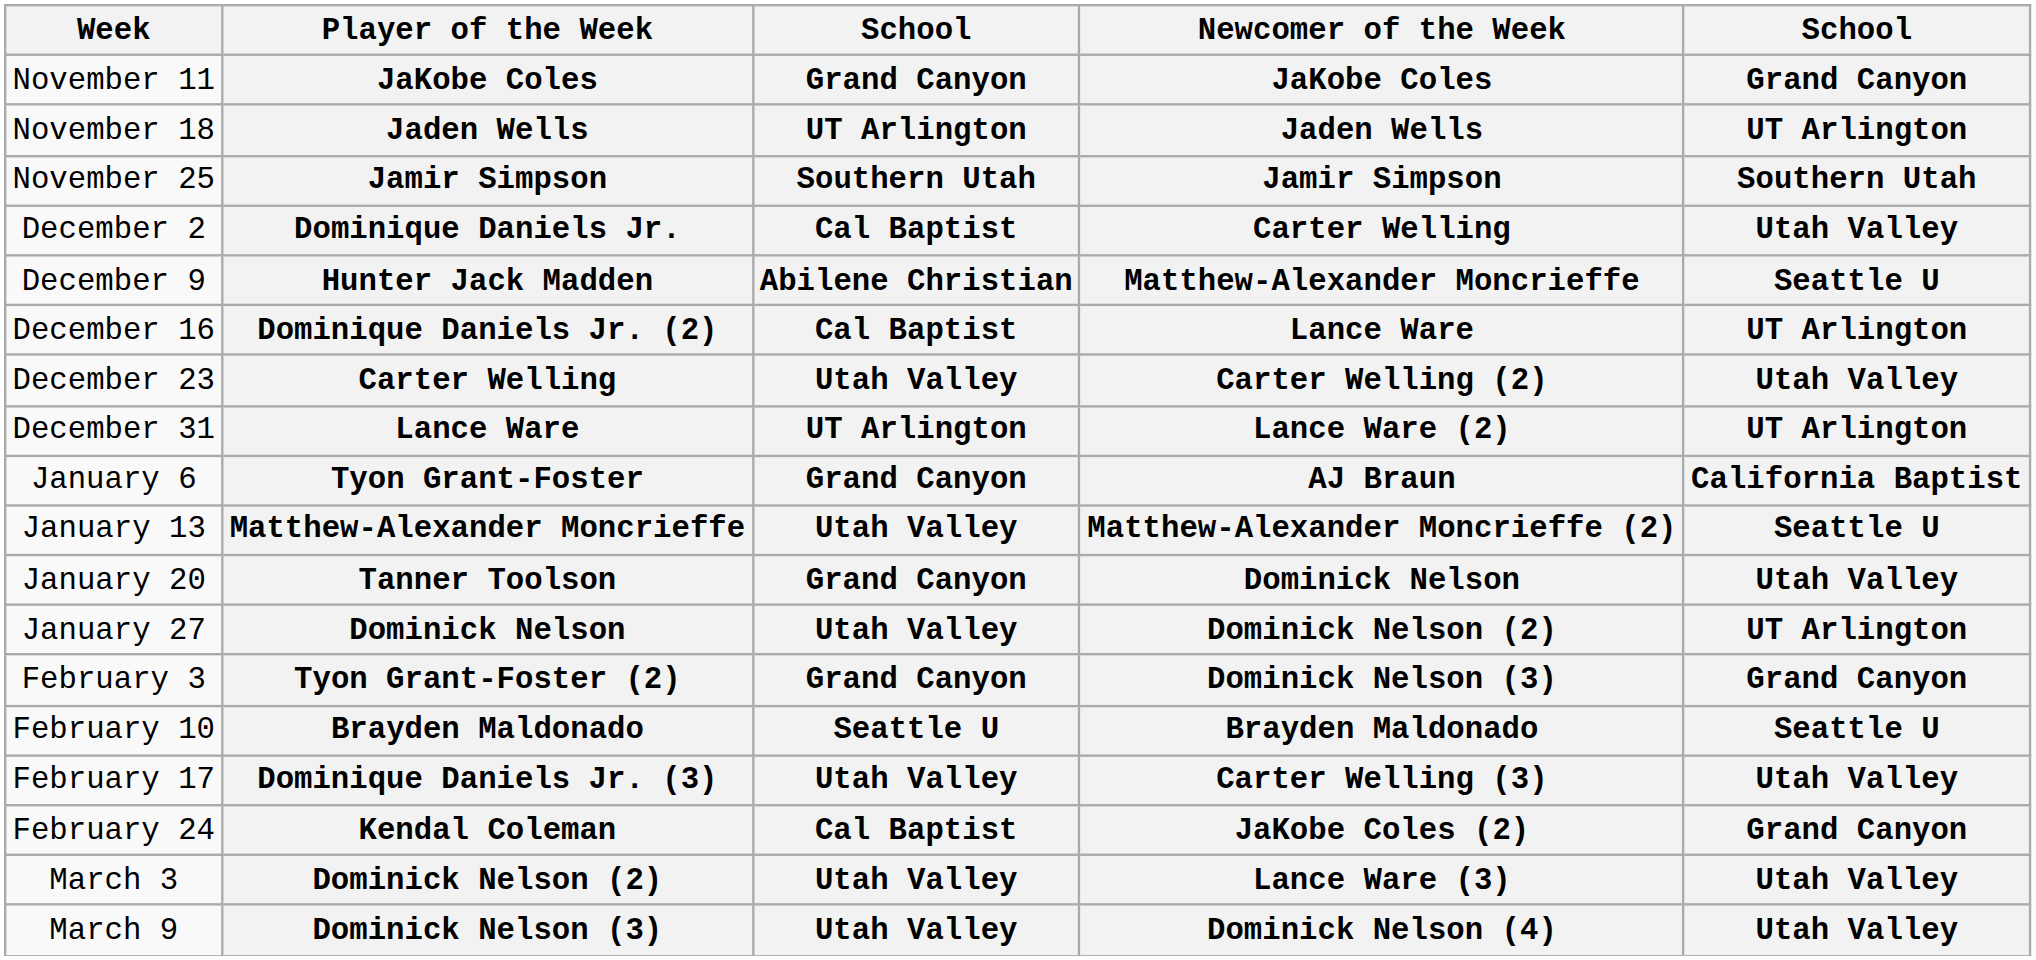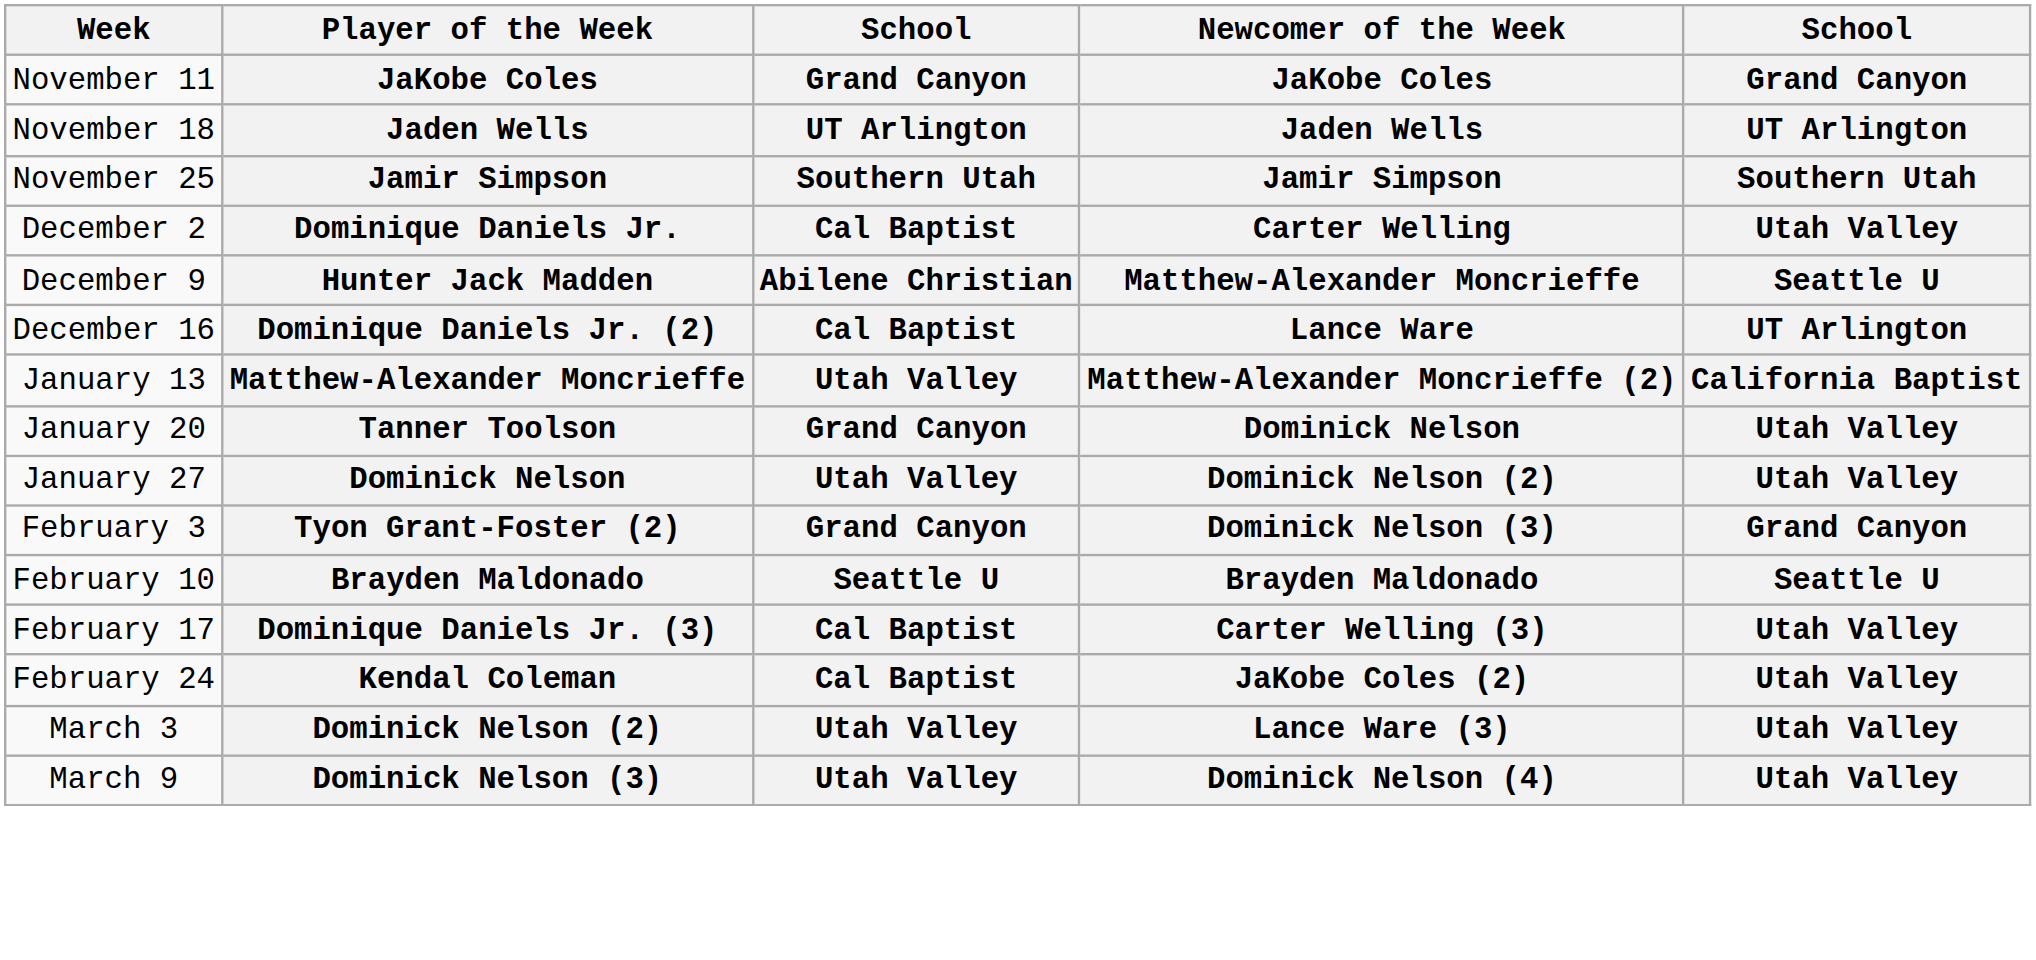- row: (114, 380)
- row: (114, 430)
- row: (114, 480)
(1857, 530) Seattle U -> (1857, 380) California Baptist
(1857, 630) UT Arlington -> (1857, 480) Utah Valley
(916, 780) Utah Valley -> (916, 630) Cal Baptist
(1857, 830) Grand Canyon -> (1857, 680) Utah Valley
